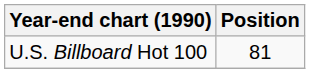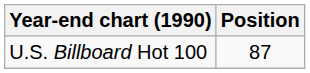(260, 52) 81 -> (260, 52) 87
